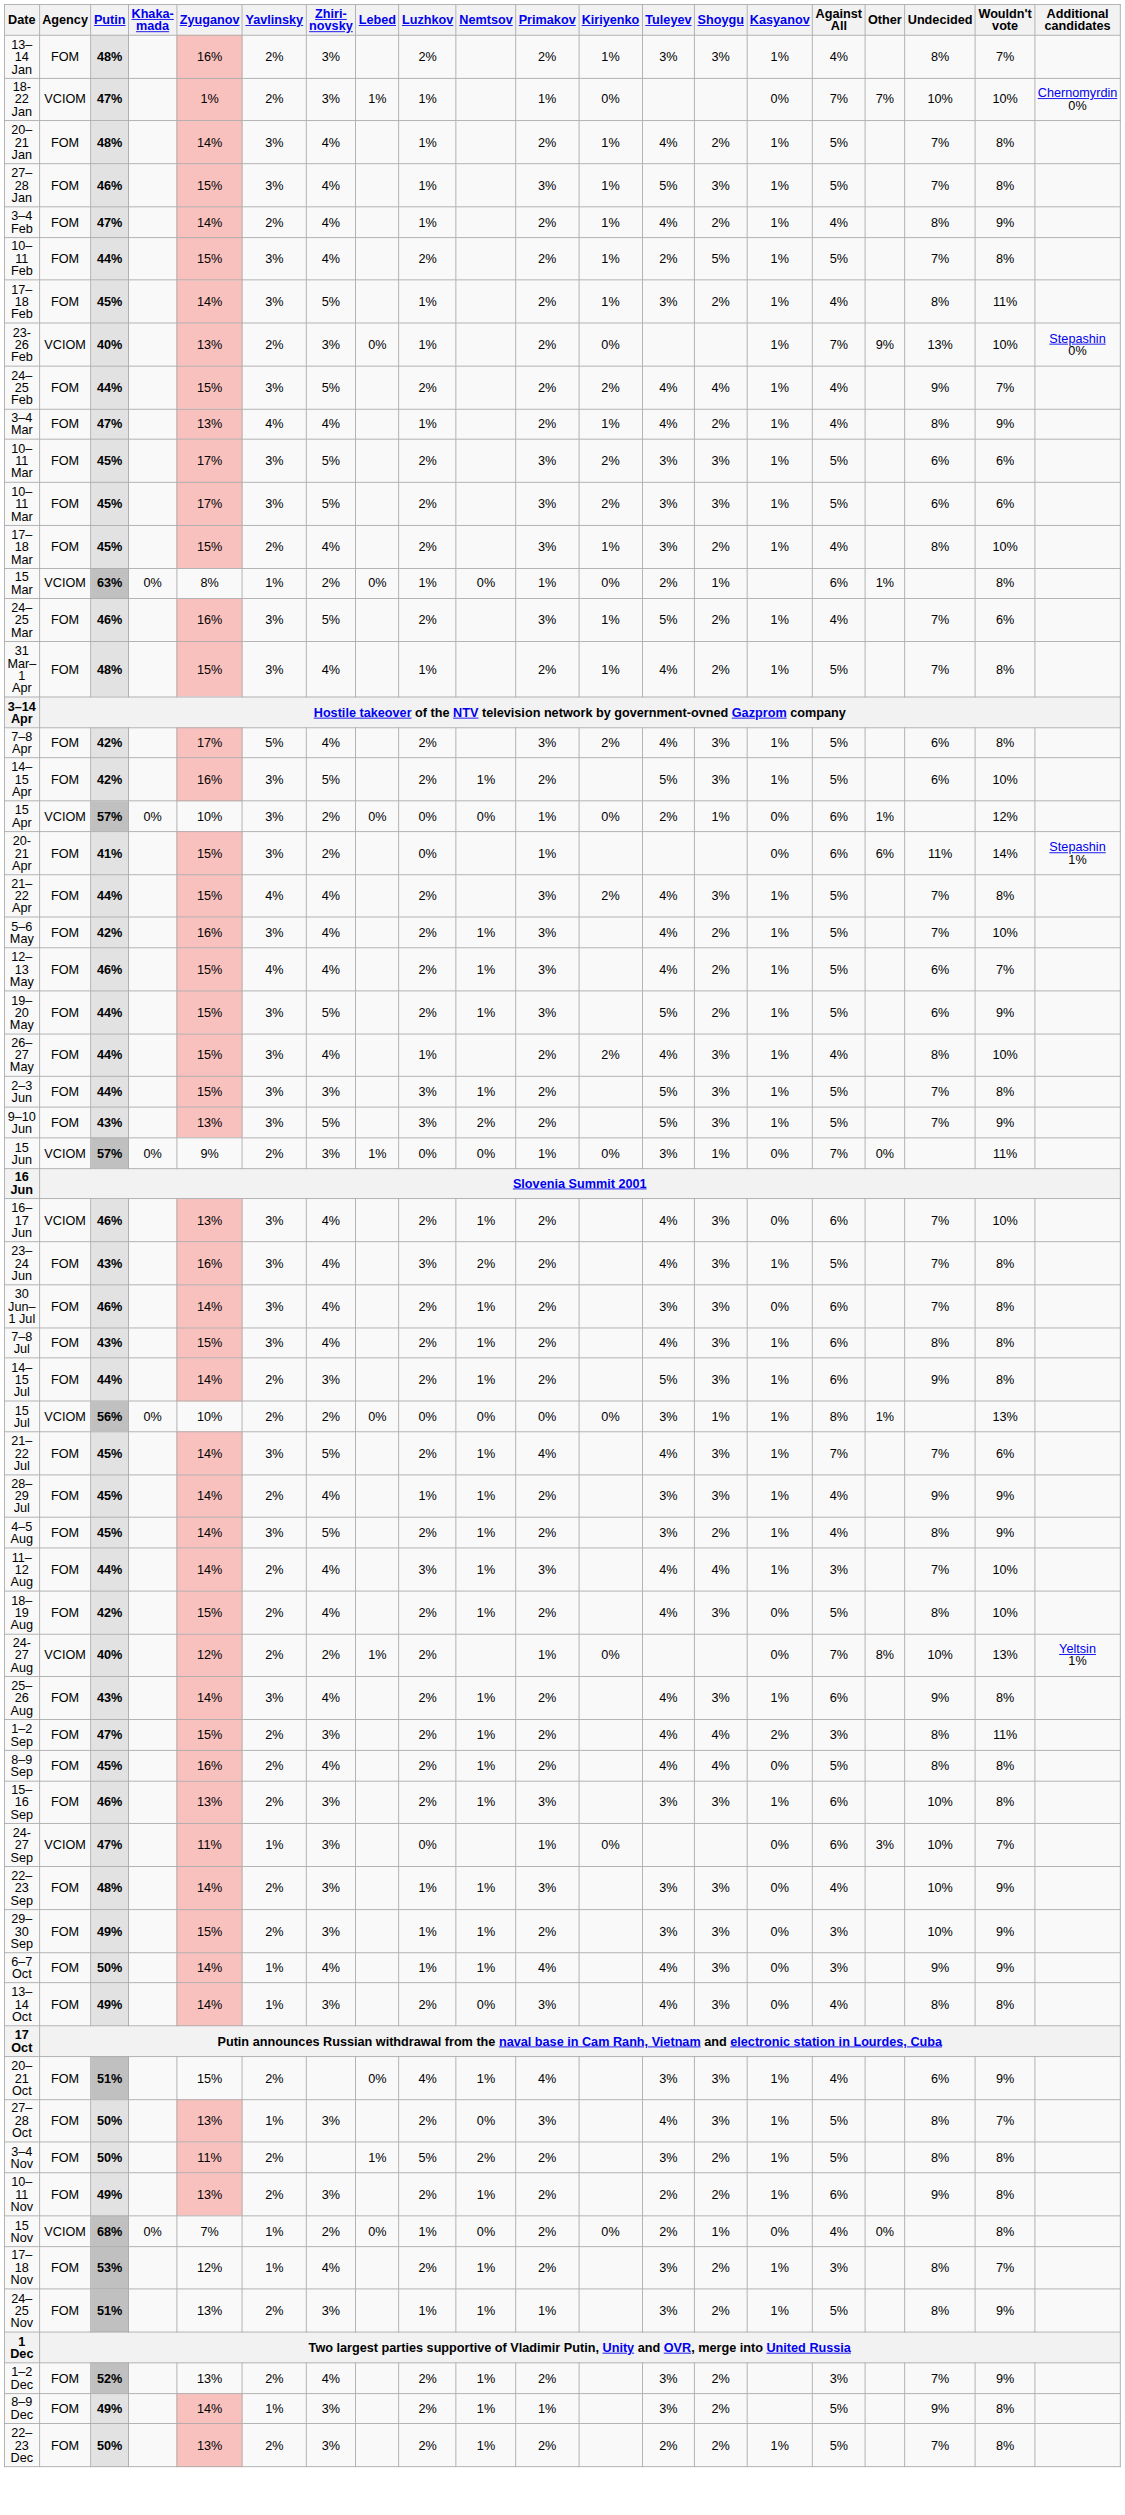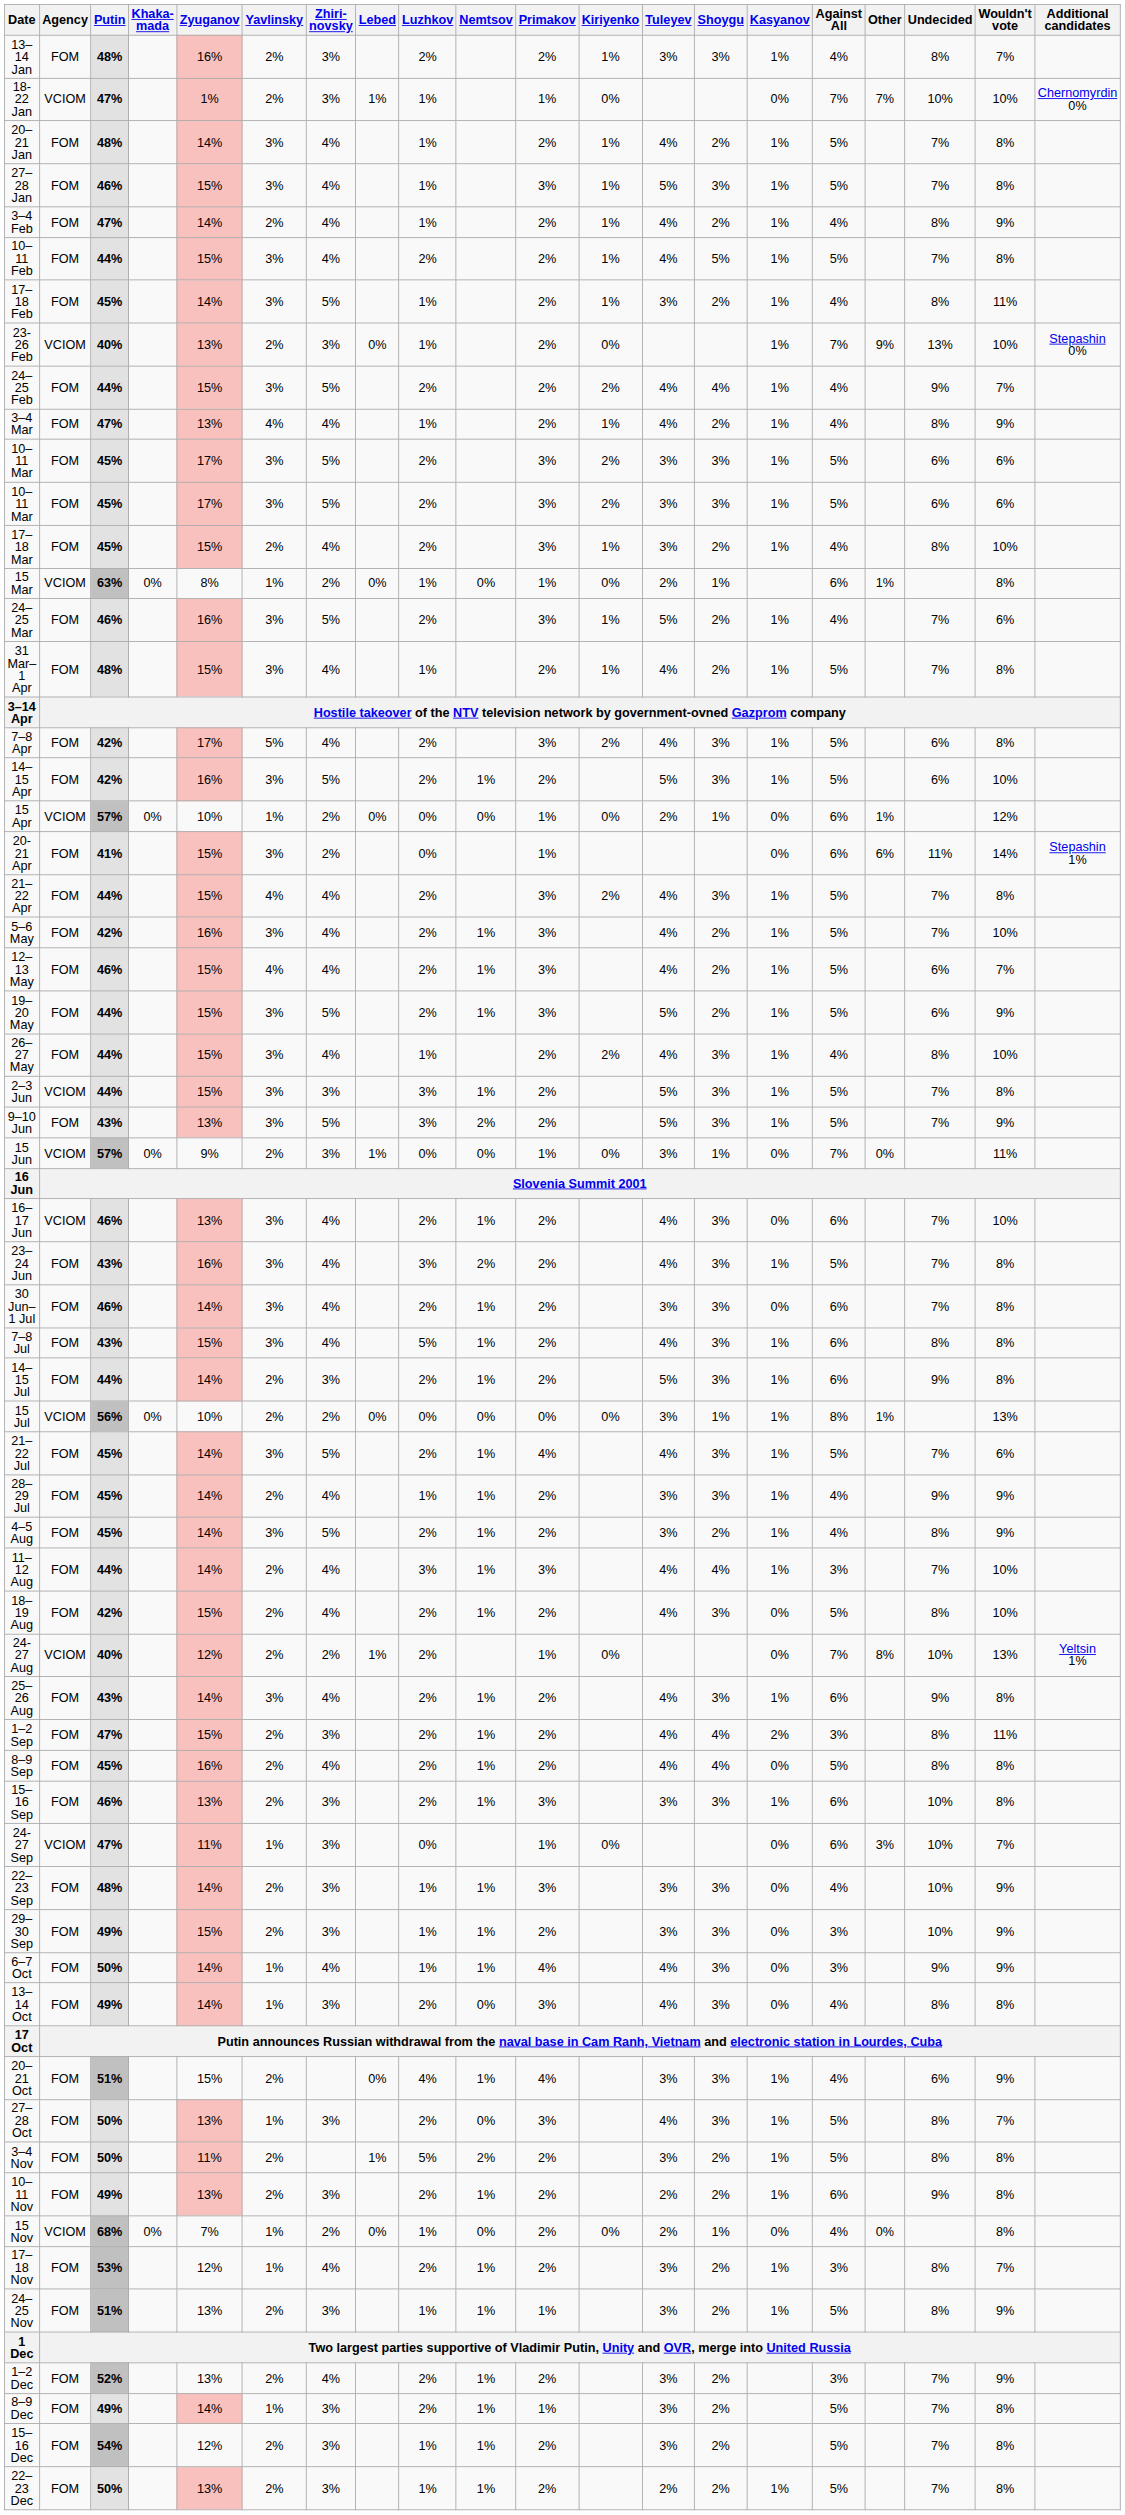(668, 259) 2% -> (668, 259) 4%
(274, 817) 3% -> (274, 817) 1%
(65, 1092) FOM -> (65, 1092) VCIOM
(428, 1343) 2% -> (428, 1343) 5%
(839, 1453) 7% -> (839, 1453) 5%
(940, 2409) 9% -> (940, 2409) 7%
+ row: (22, 2446)
(428, 2446) 2% -> (428, 2489) 1%
